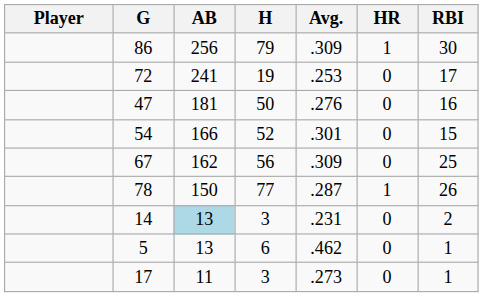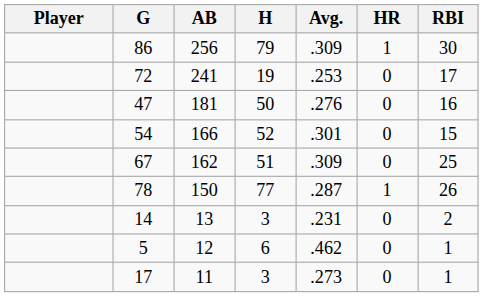(265, 162) 56 -> (265, 162) 51
(204, 219) lightblue background -> (204, 219) no background
(204, 248) 13 -> (204, 248) 12
